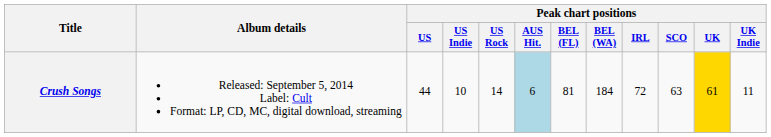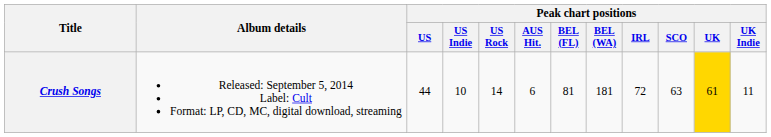(533, 92) lightblue background -> (533, 92) no background
(604, 92) 184 -> (604, 92) 181
